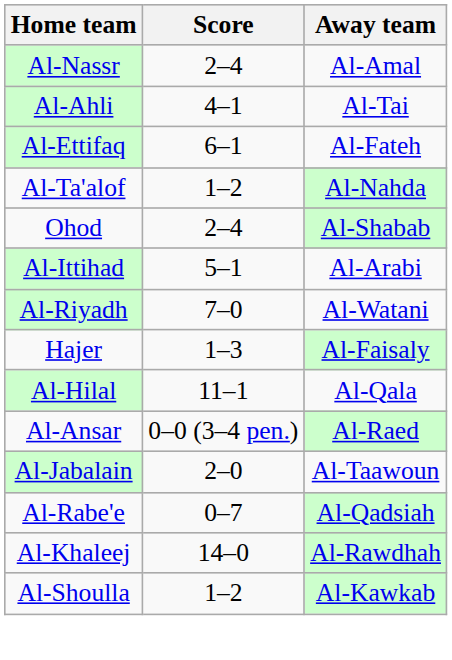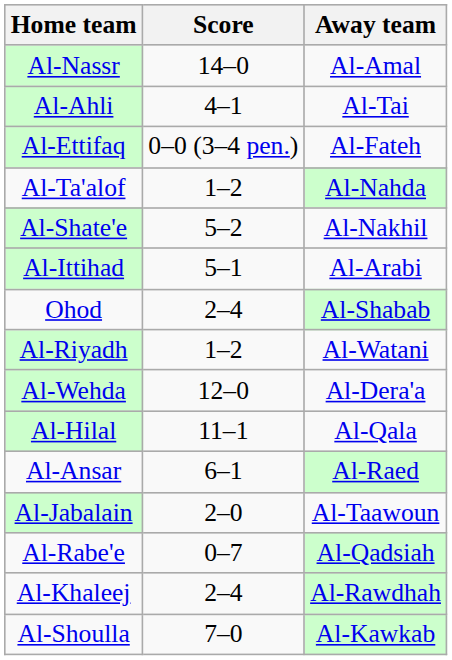(223, 65) 2–4 -> (223, 65) 14–0
(223, 146) 6–1 -> (223, 146) 0–0 (3–4 pen.)
+ row: (74, 227)
rows swapped: (74, 268) <-> (74, 227)
(223, 308) 7–0 -> (223, 349) 1–2
- row: (74, 349)
+ row: (74, 390)
(223, 430) 0–0 (3–4 pen.) -> (223, 471) 6–1
(223, 552) 14–0 -> (223, 593) 2–4
(223, 593) 1–2 -> (223, 633) 7–0
